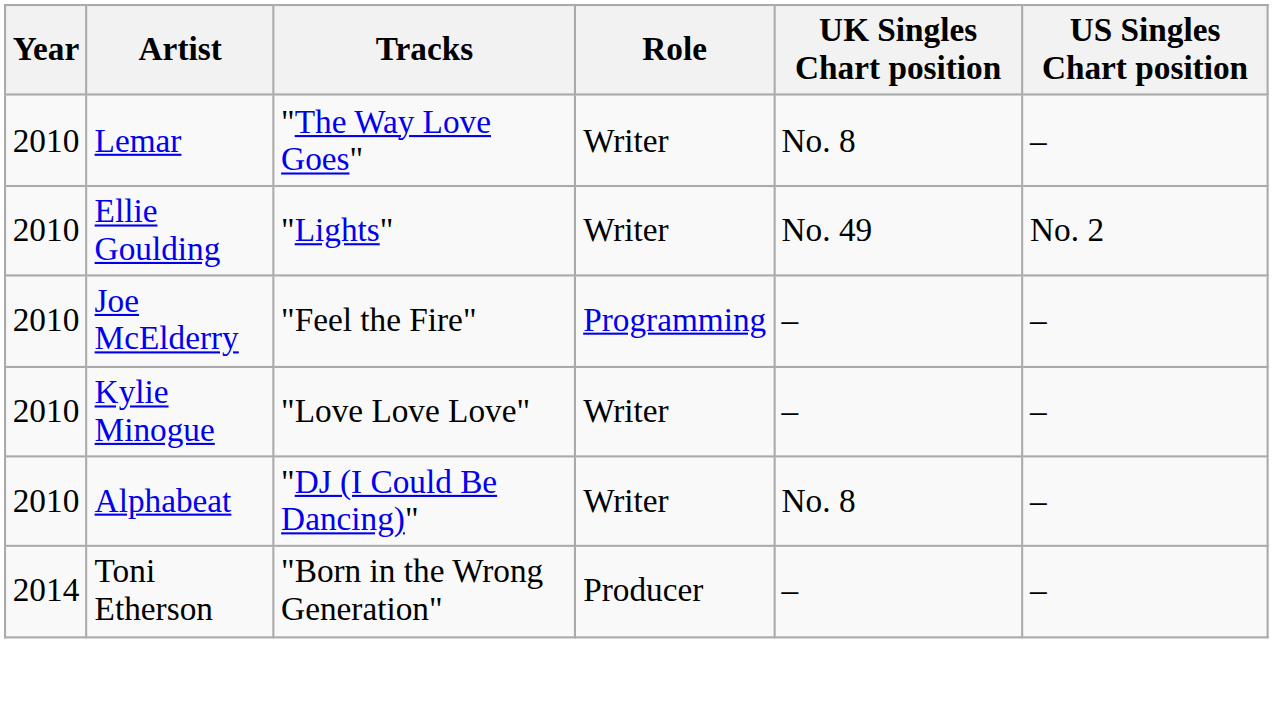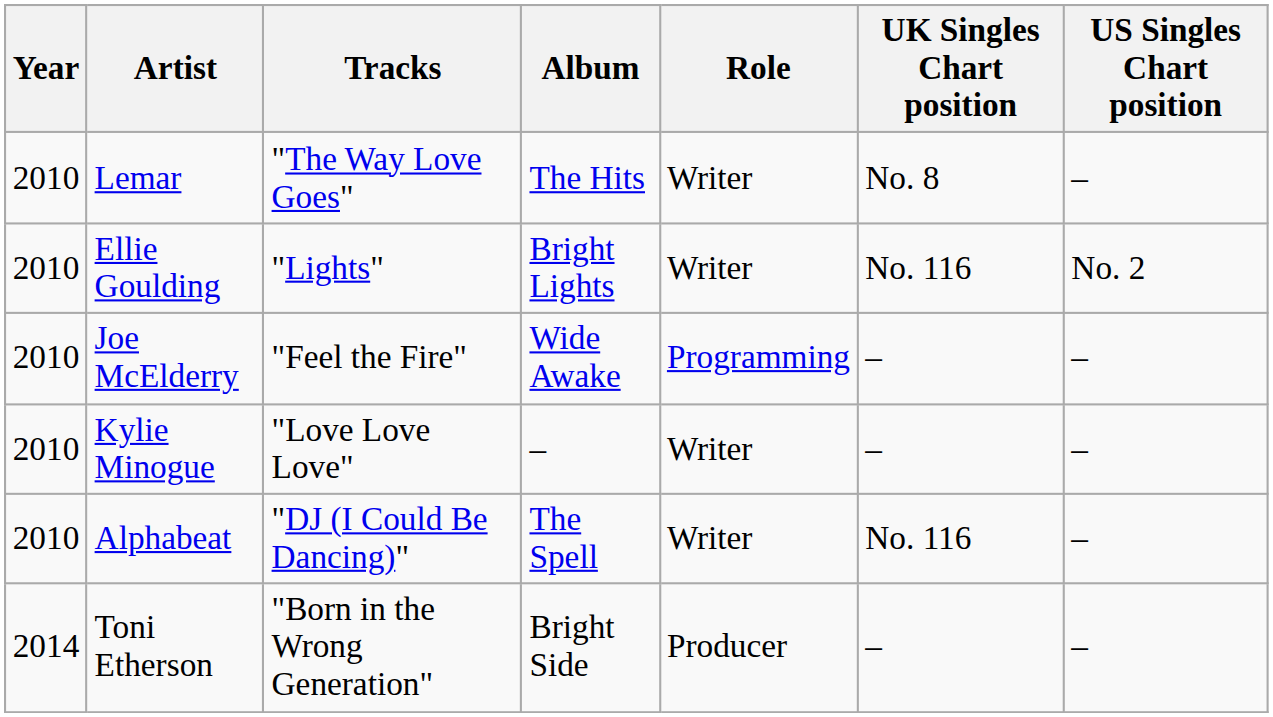+ column: (591, 68)
(827, 230) No. 49 -> (918, 267) No. 116
(819, 500) No. 8 -> (918, 538) No. 116
